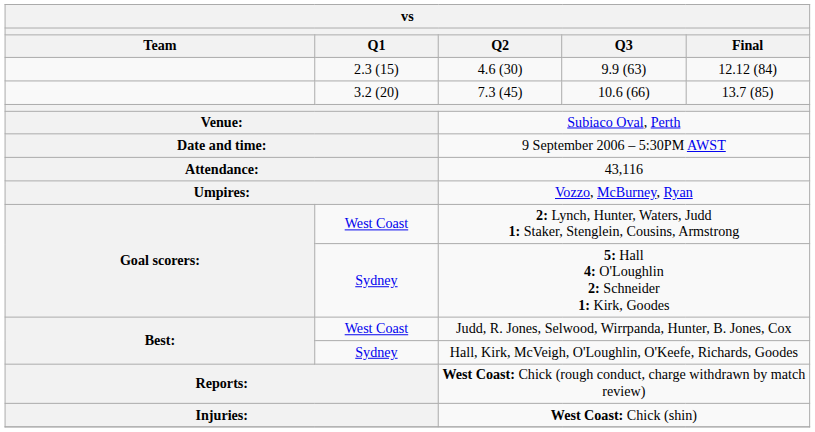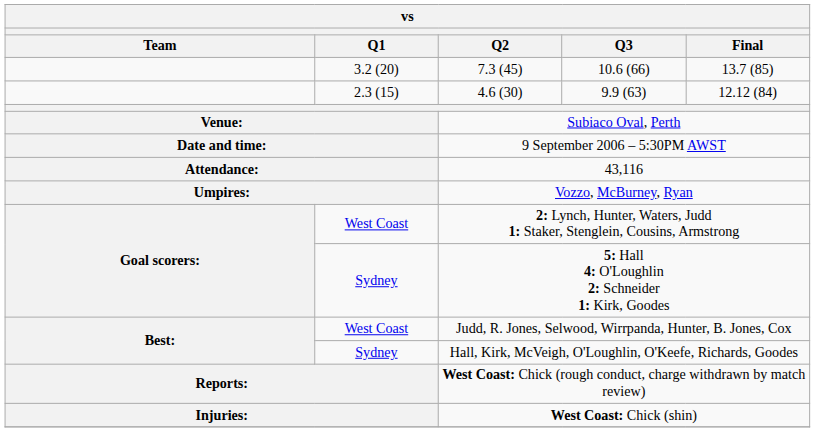rows swapped: (500, 69) <-> (500, 92)
